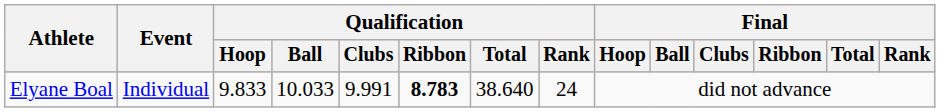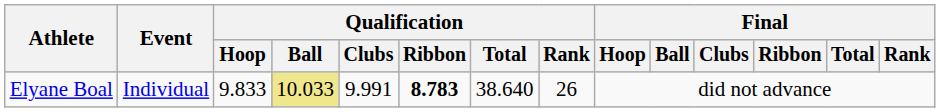(305, 89) no background -> (305, 89) khaki background
(566, 89) 24 -> (566, 89) 26
